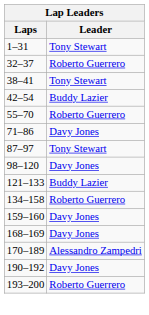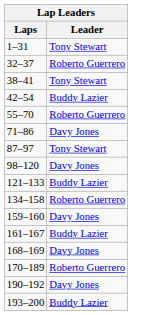+ row: (26, 234)
(96, 251) Alessandro Zampedri -> (87, 268) Roberto Guerrero
(87, 285) Roberto Guerrero -> (79, 302) Buddy Lazier
